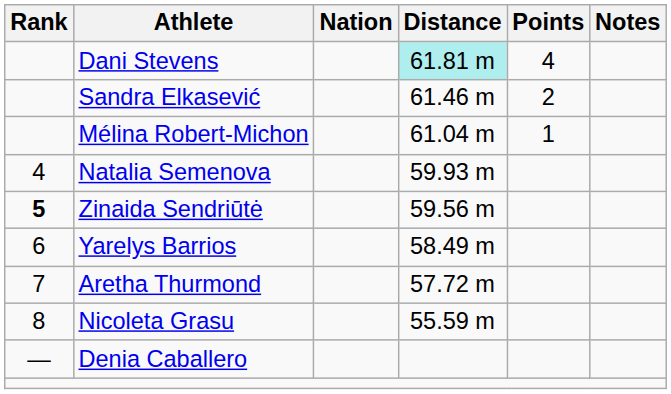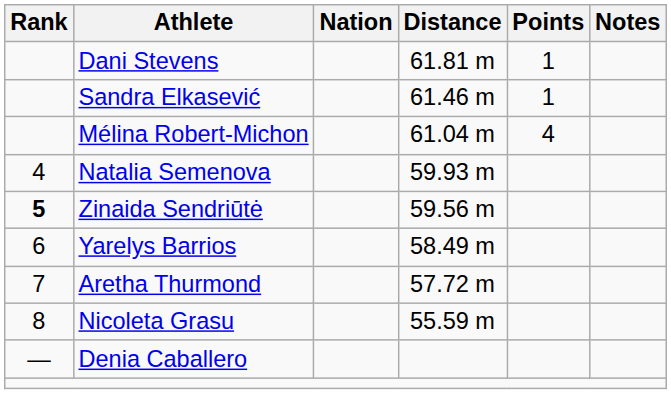(452, 60) paleturquoise background -> (452, 60) no background
(548, 60) 4 -> (548, 60) 1
(548, 97) 2 -> (548, 97) 1
(548, 135) 1 -> (548, 135) 4
